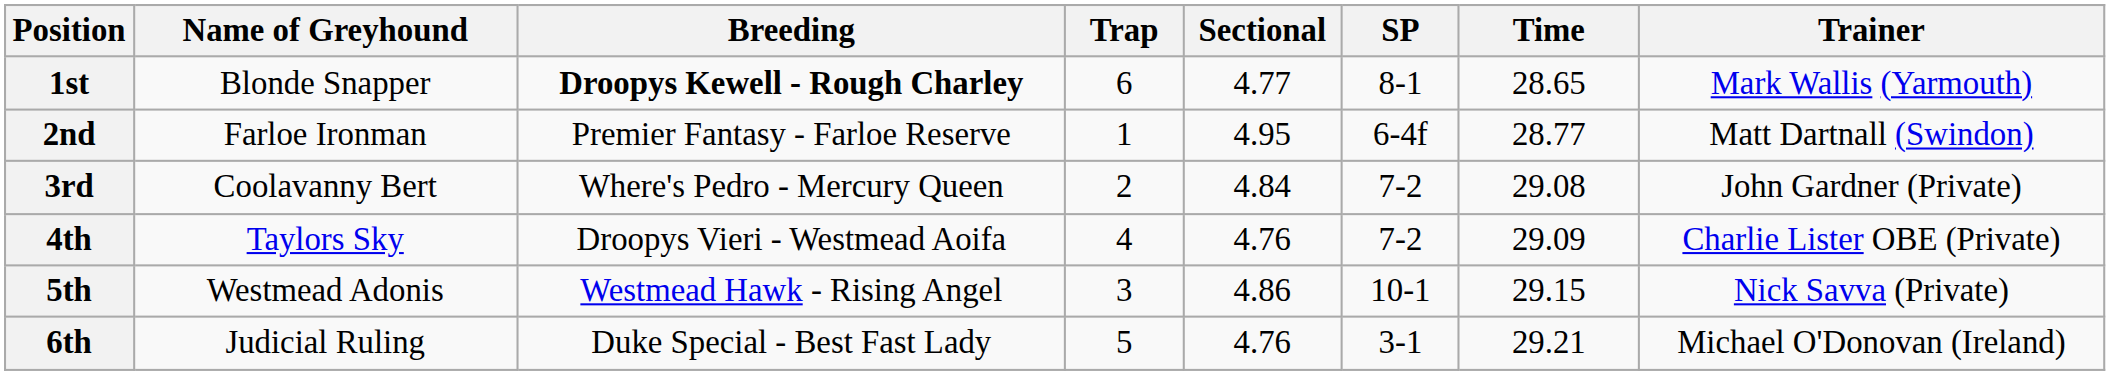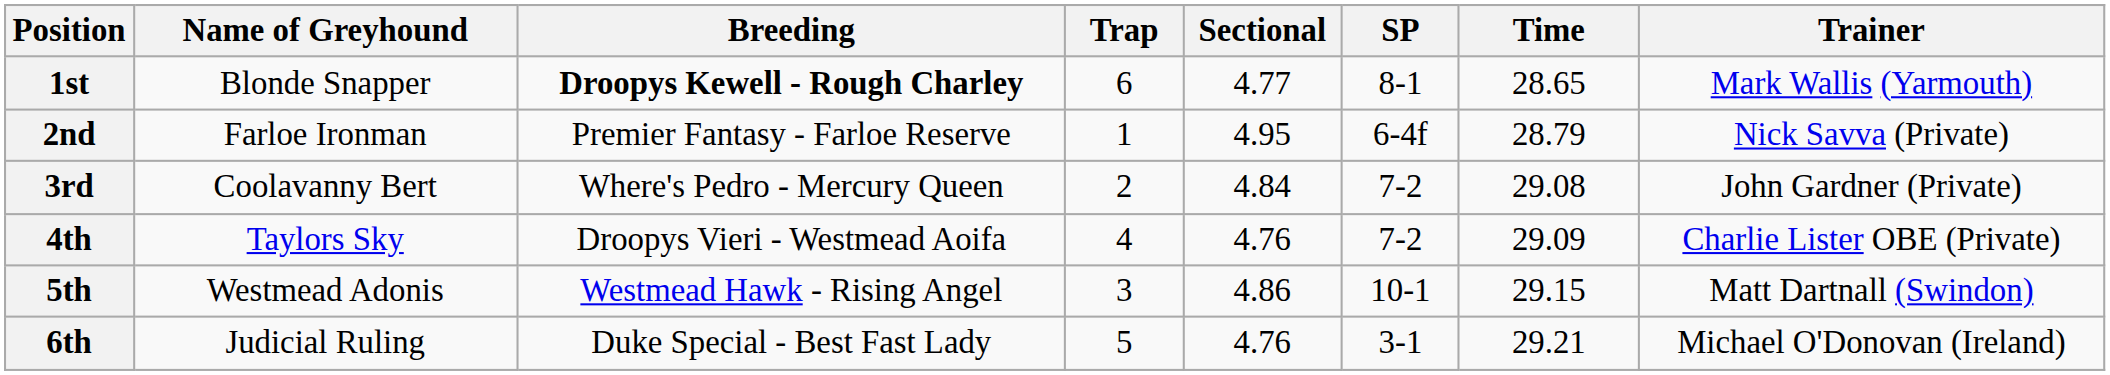(1549, 134) 28.77 -> (1549, 134) 28.79
(1871, 134) Matt Dartnall (Swindon) -> (1871, 134) Nick Savva (Private)
(1871, 290) Nick Savva (Private) -> (1871, 290) Matt Dartnall (Swindon)
